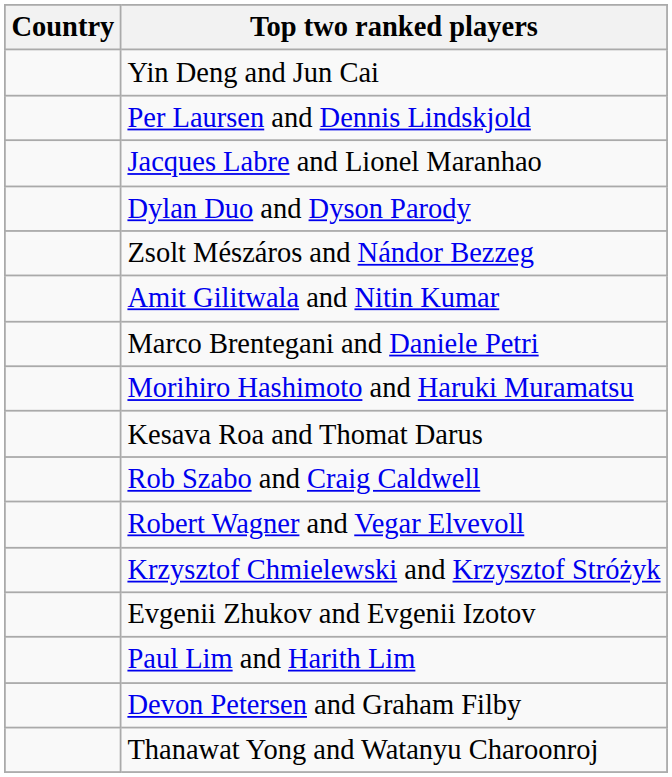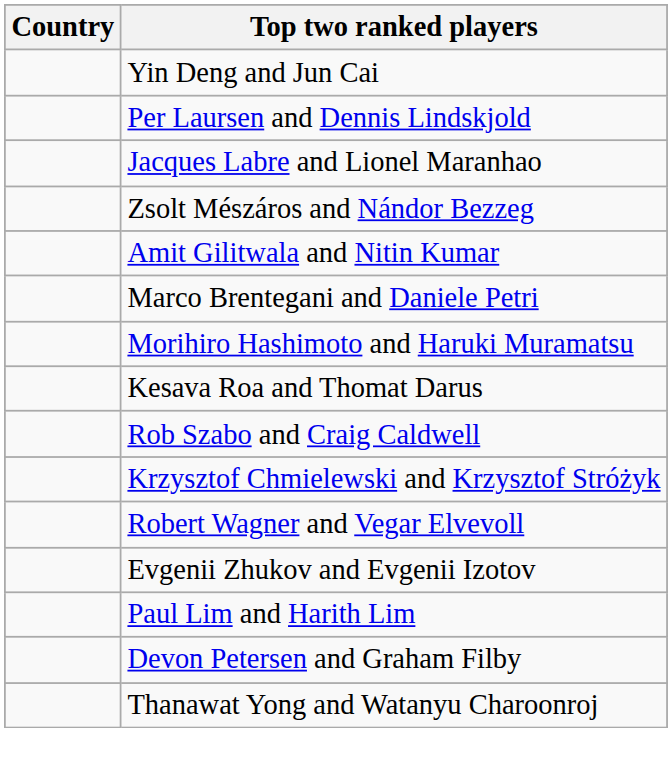- row: (299, 207)
rows swapped: (326, 523) <-> (394, 569)
